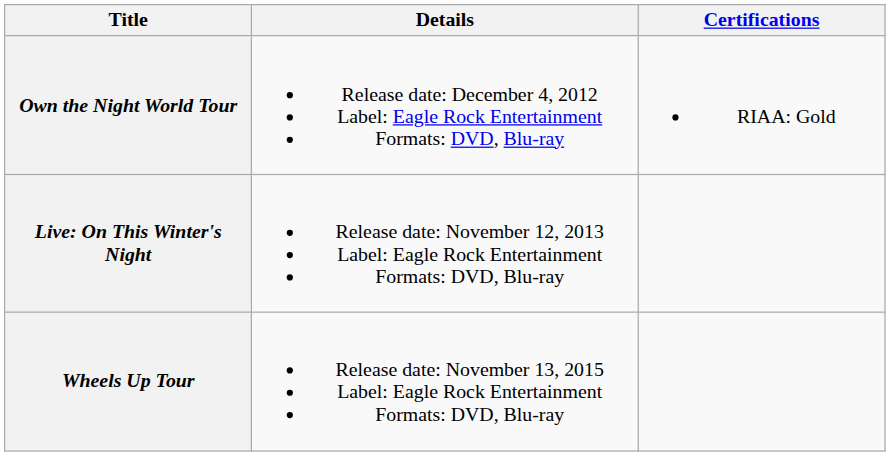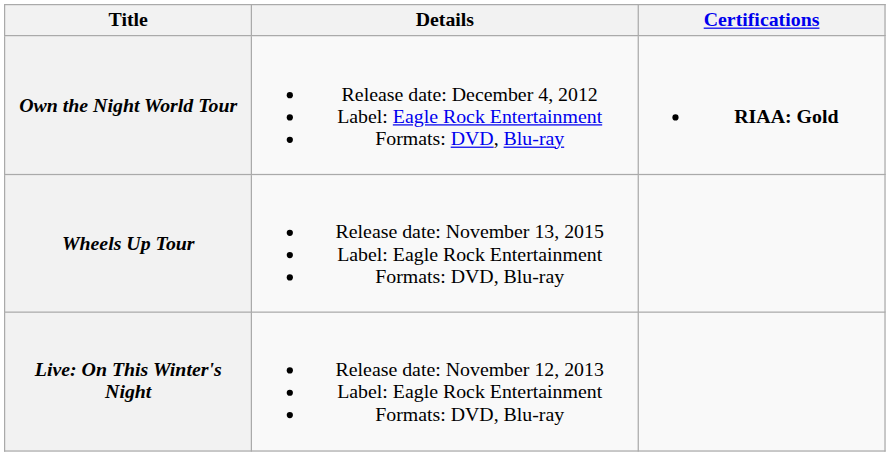(762, 116) normal -> (762, 116) bold
rows swapped: (128, 243) <-> (128, 381)
